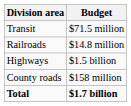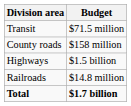rows swapped: (26, 45) <-> (34, 77)
